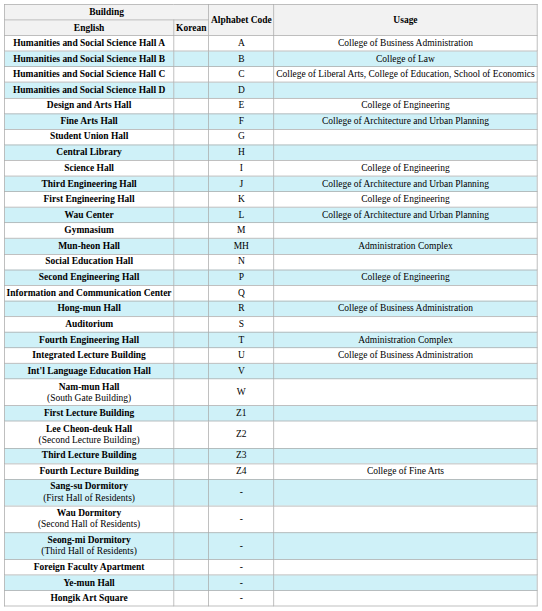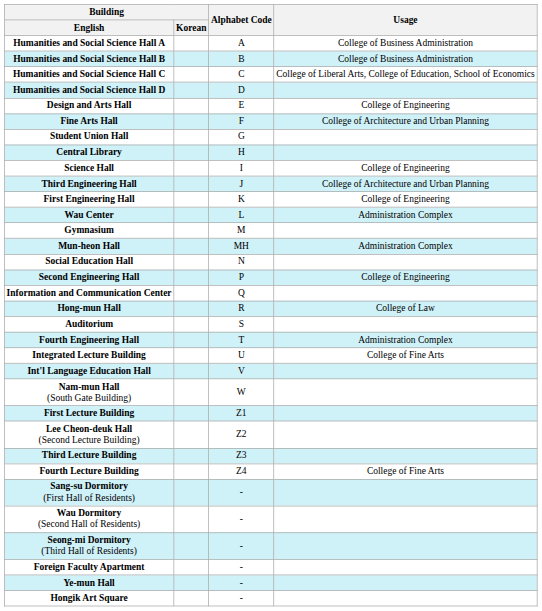(405, 58) College of Law -> (405, 58) College of Business Administration
(405, 215) College of Architecture and Urban Planning -> (405, 215) Administration Complex
(405, 308) College of Business Administration -> (405, 308) College of Law
(405, 355) College of Business Administration -> (405, 355) College of Fine Arts
